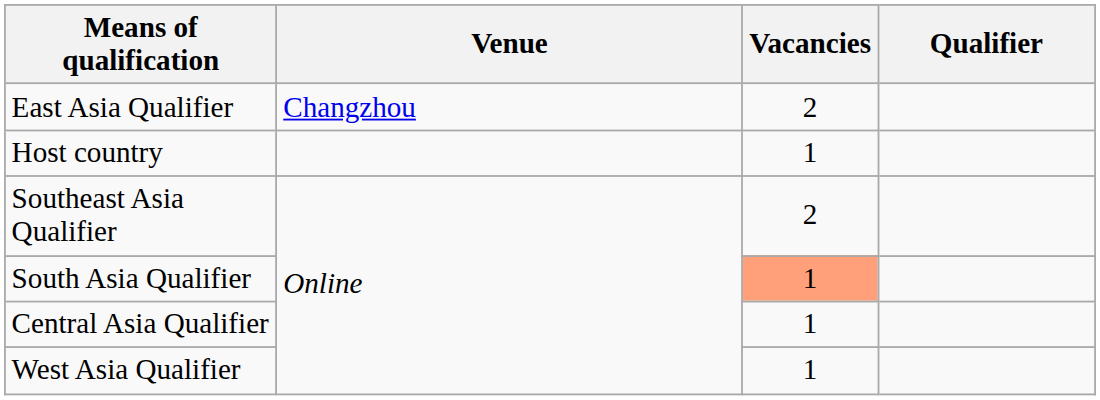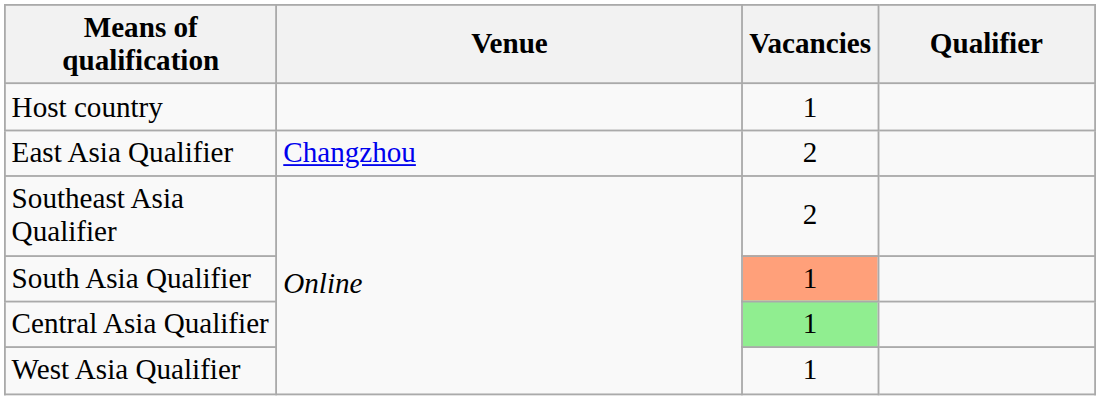rows swapped: (87, 152) <-> (122, 106)
(810, 324) no background -> (810, 324) lightgreen background
